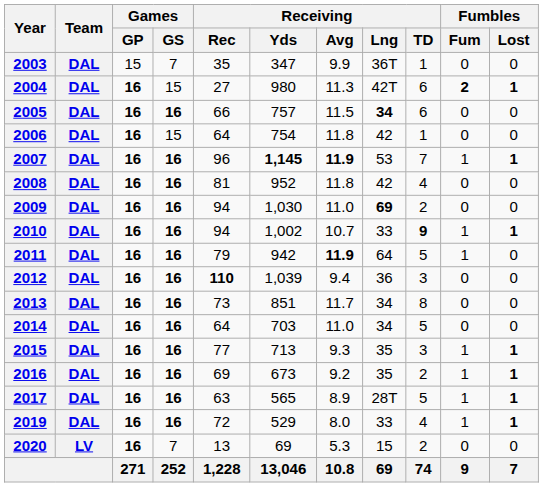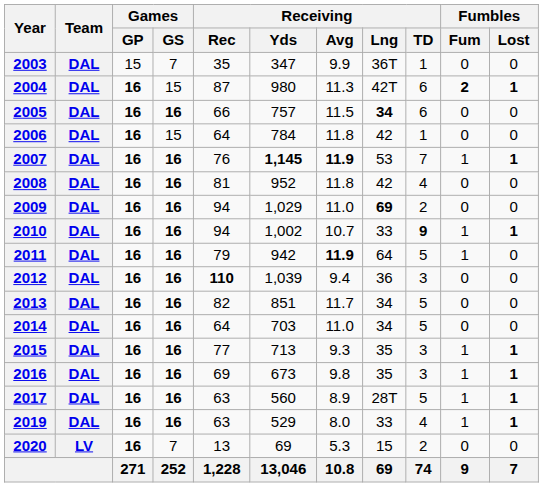(222, 87) 27 -> (222, 87) 87
(283, 135) 754 -> (283, 135) 784
(222, 159) 96 -> (222, 159) 76
(283, 207) 1,030 -> (283, 207) 1,029
(222, 302) 73 -> (222, 302) 82
(423, 302) 8 -> (423, 302) 5
(340, 374) 9.2 -> (340, 374) 9.8
(423, 374) 2 -> (423, 374) 3
(283, 398) 565 -> (283, 398) 560
(222, 421) 72 -> (222, 421) 63
